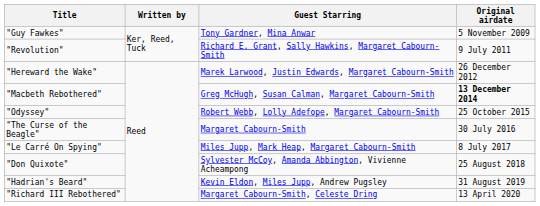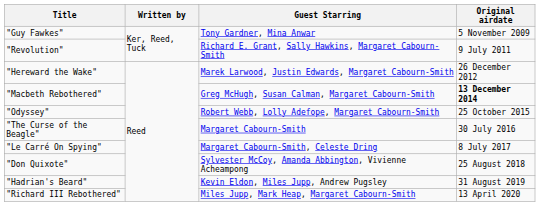(308, 147) Miles Jupp, Mark Heap, Margaret Cabourn-Smith -> (289, 147) Margaret Cabourn-Smith, Celeste Dring
(289, 195) Margaret Cabourn-Smith, Celeste Dring -> (308, 195) Miles Jupp, Mark Heap, Margaret Cabourn-Smith
